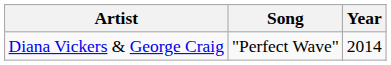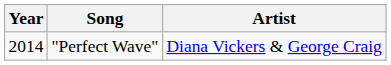columns swapped: (364, 18) <-> (116, 18)
